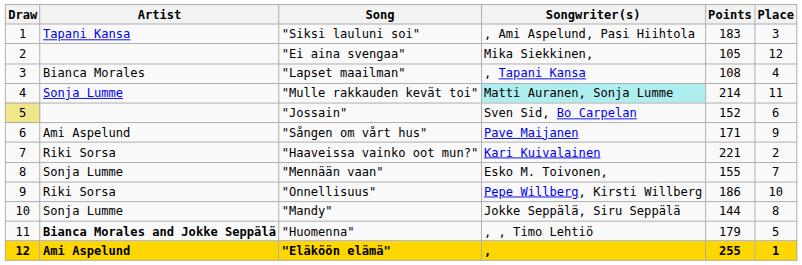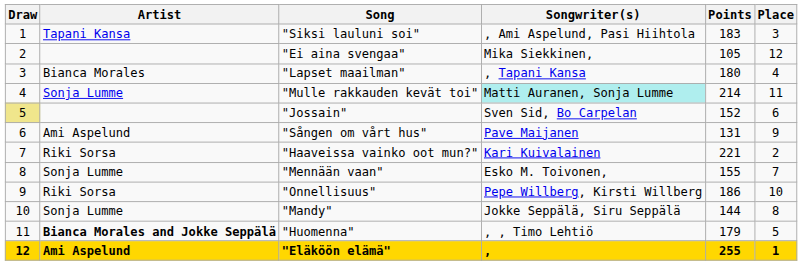(730, 73) 108 -> (730, 73) 180
(730, 133) 171 -> (730, 133) 131
